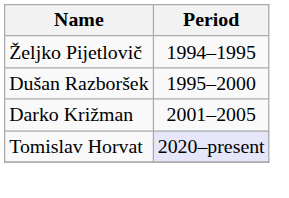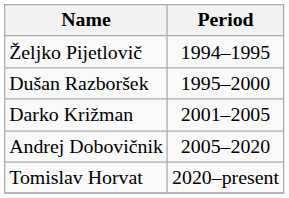+ row: (86, 146)
(211, 146) lavender background -> (226, 177) no background
